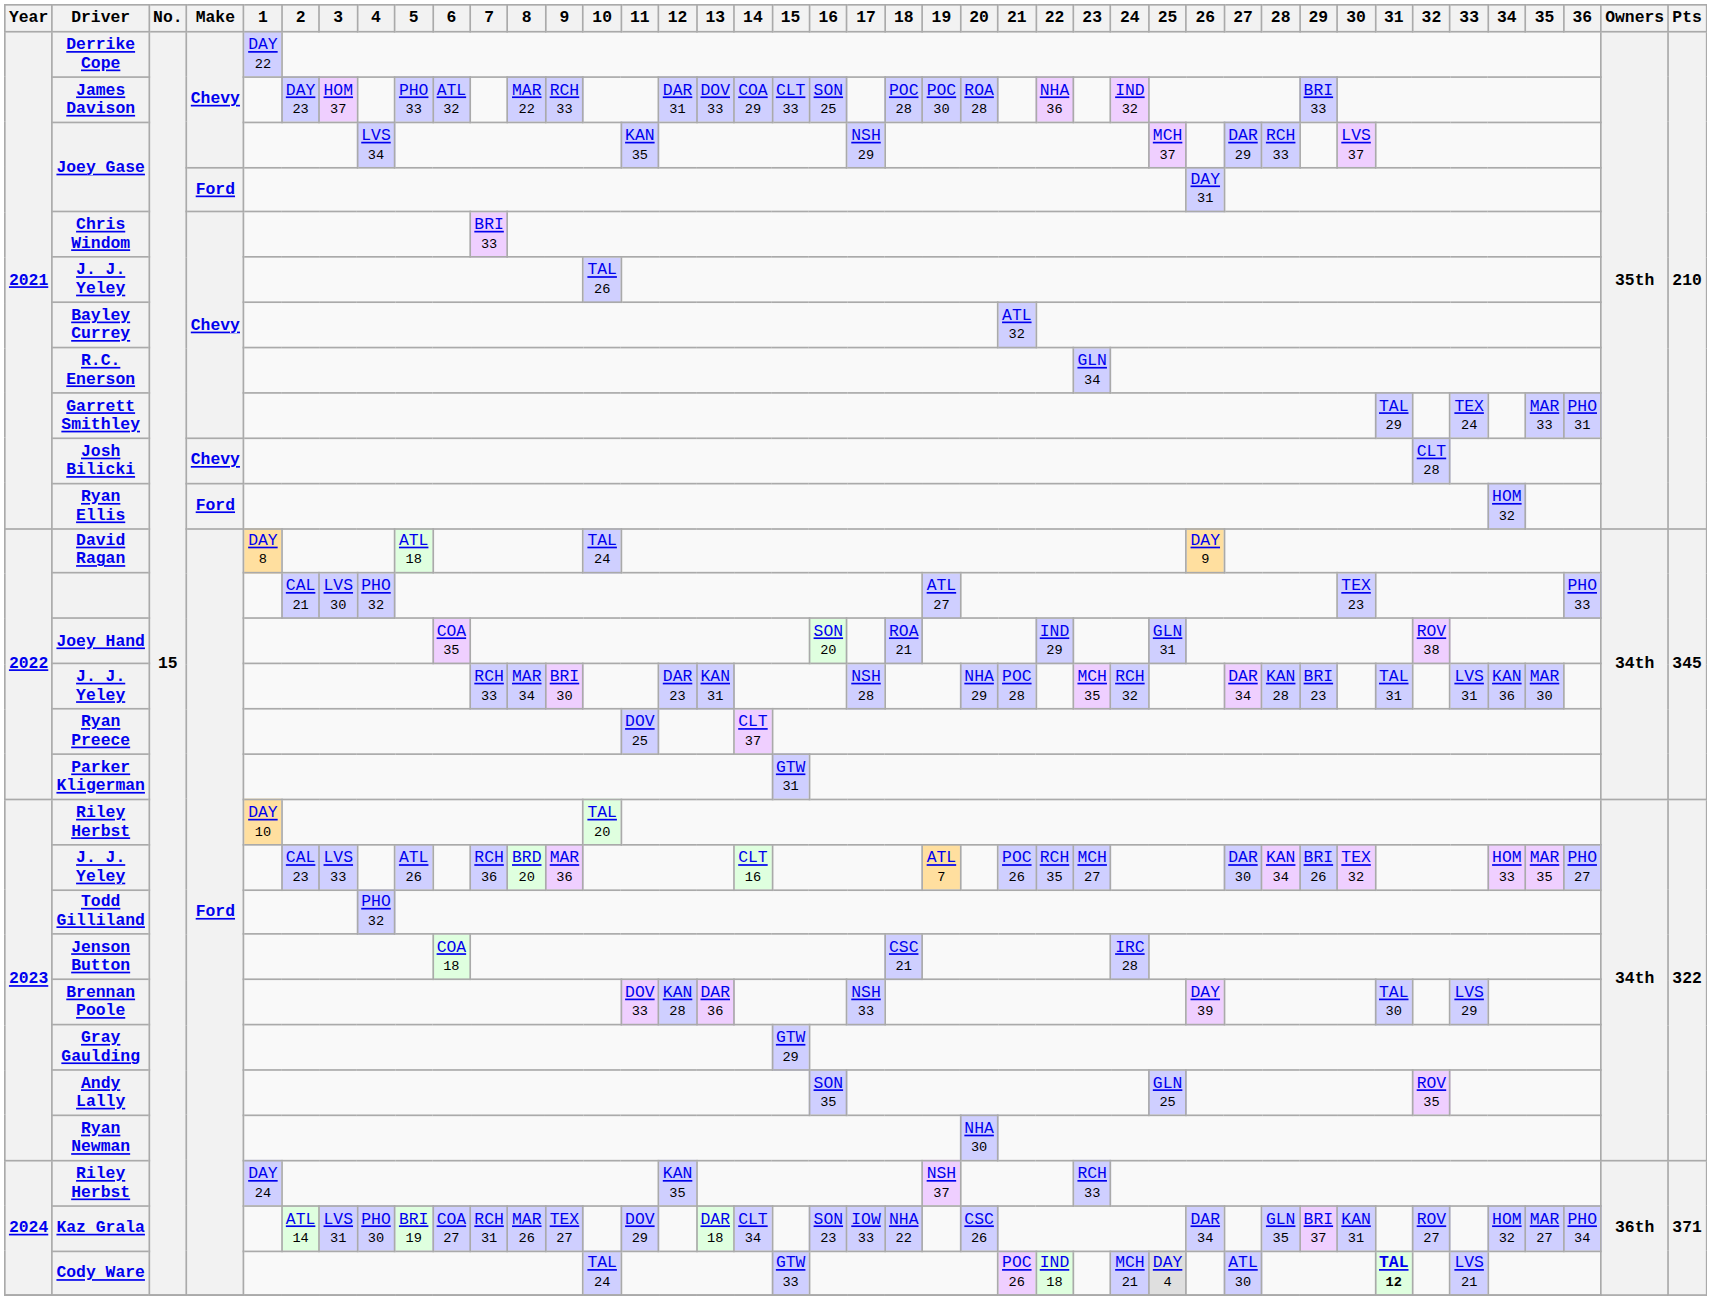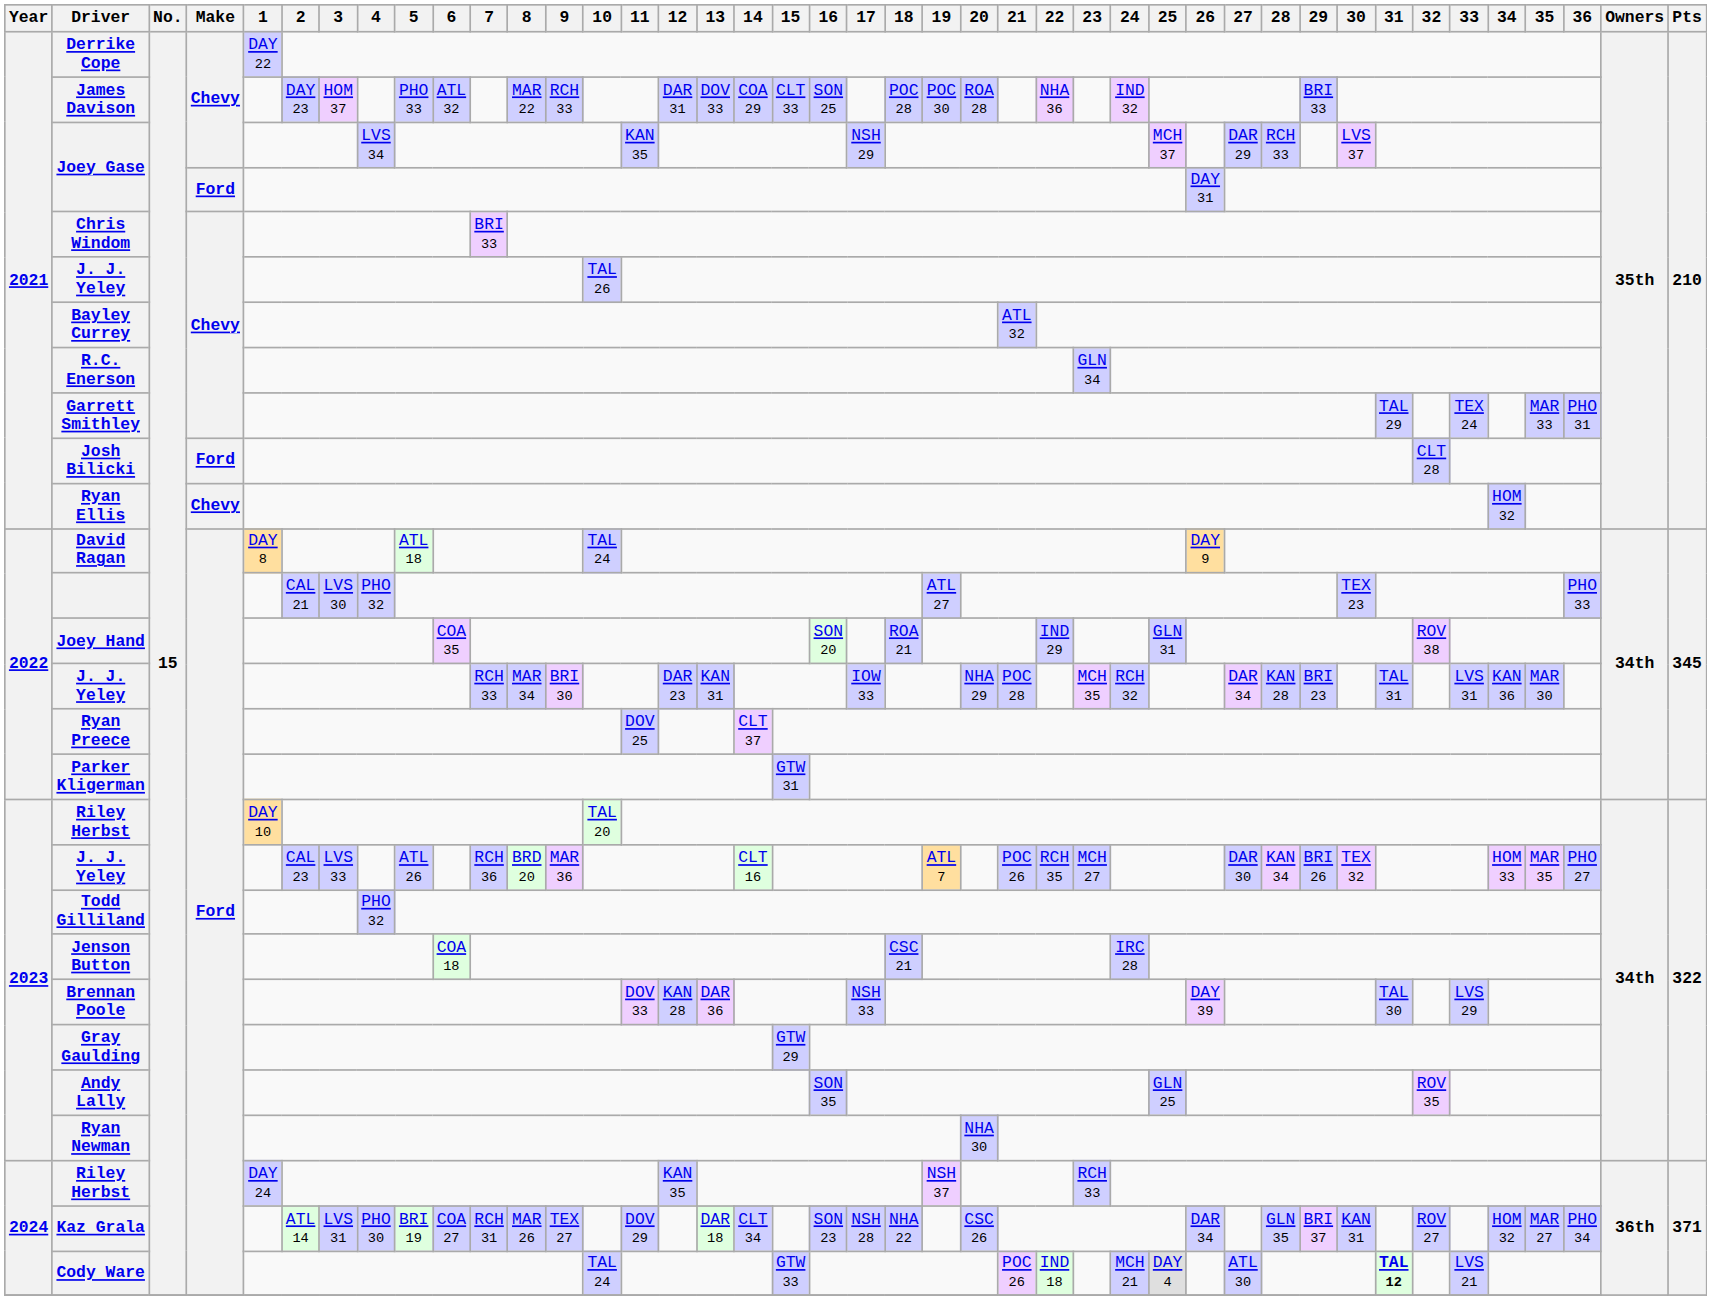(215, 460) Chevy -> (215, 460) Ford
(215, 505) Ford -> (215, 505) Chevy
(866, 685) NSH 28 -> (866, 685) IOW 33
(866, 1227) IOW 33 -> (866, 1227) NSH 28
